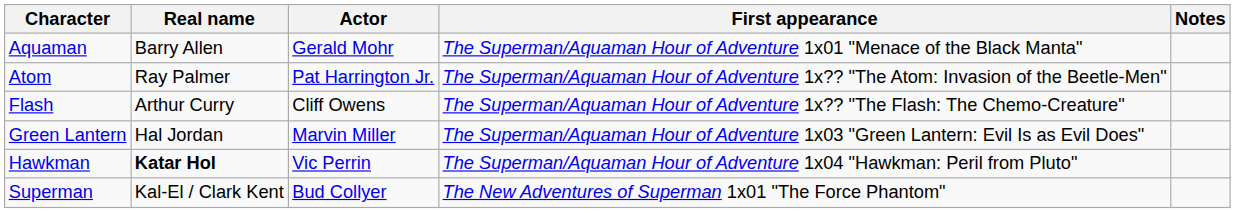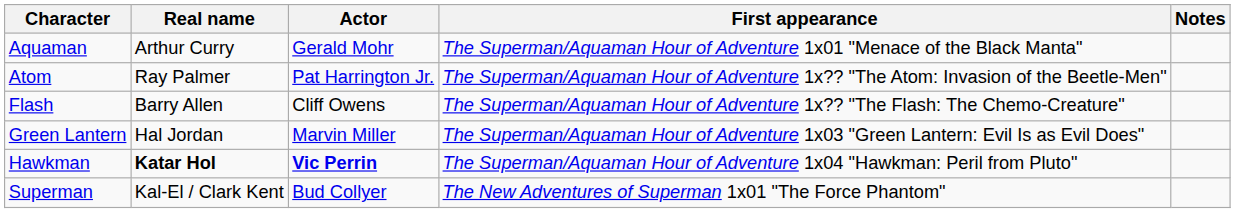(179, 47) Barry Allen -> (184, 47) Arthur Curry
(184, 105) Arthur Curry -> (179, 105) Barry Allen
(332, 163) normal -> (335, 163) bold
